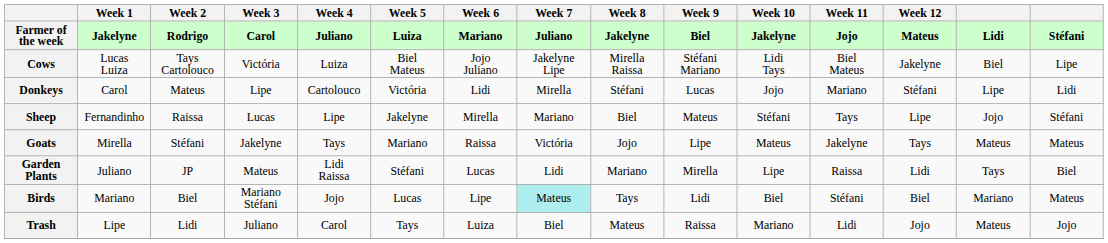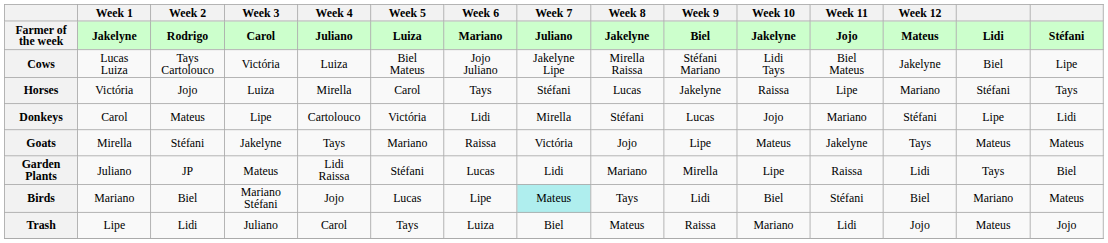+ row: (41, 90)
- row: (41, 117)
